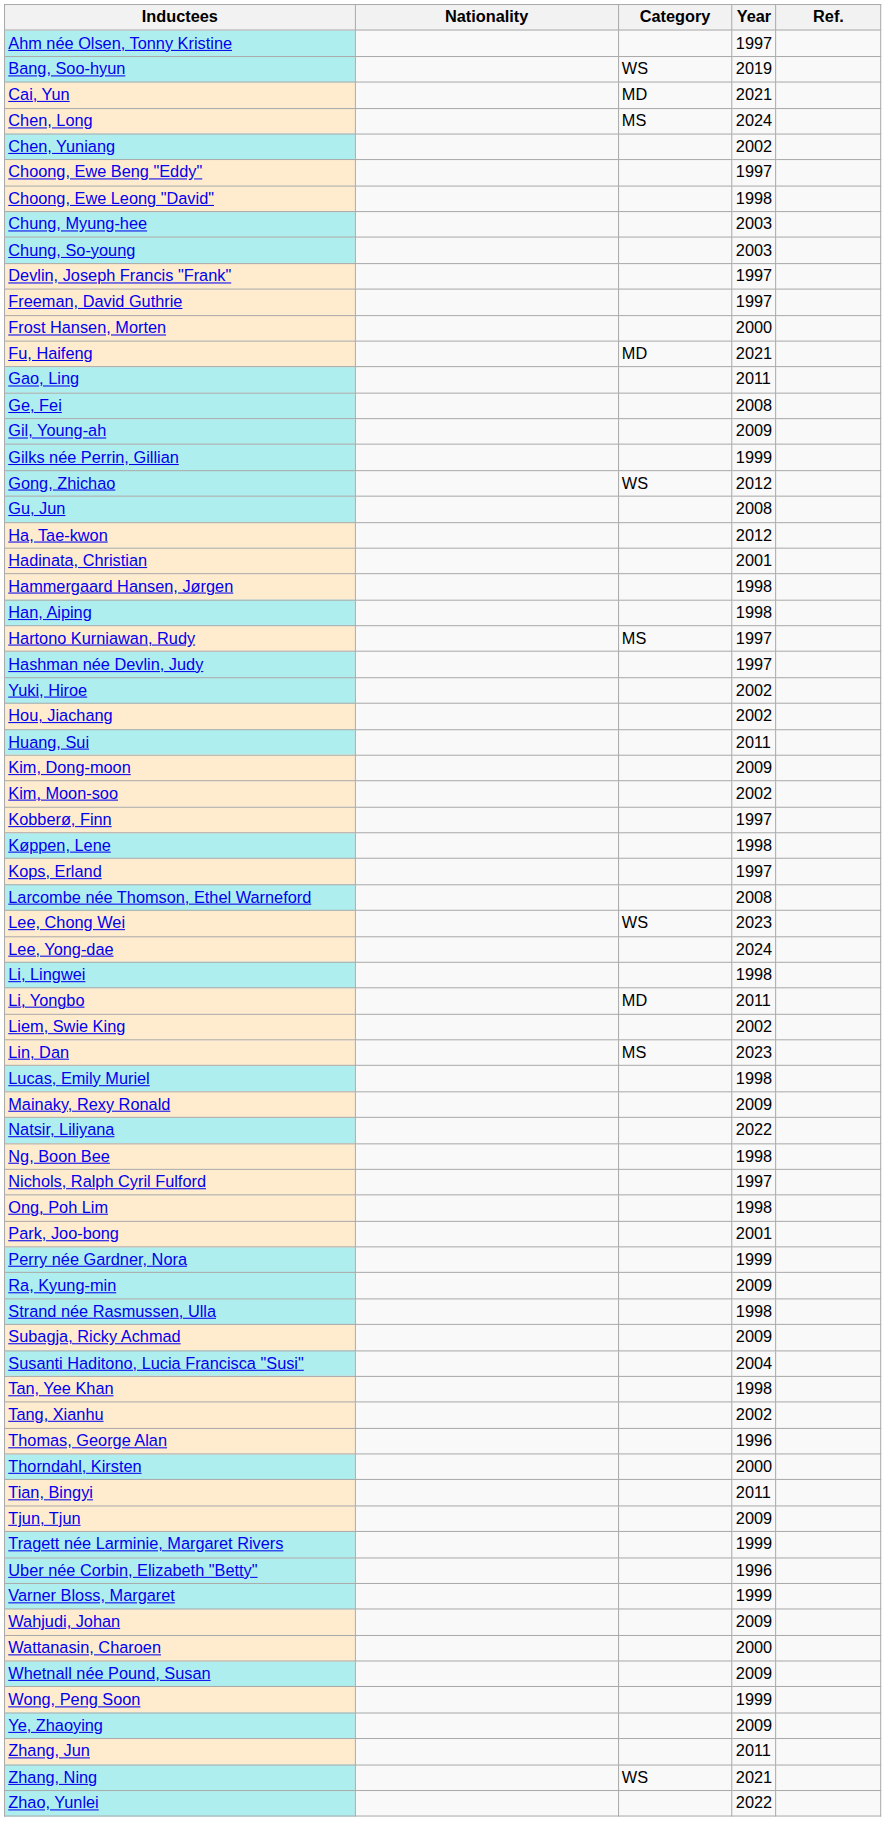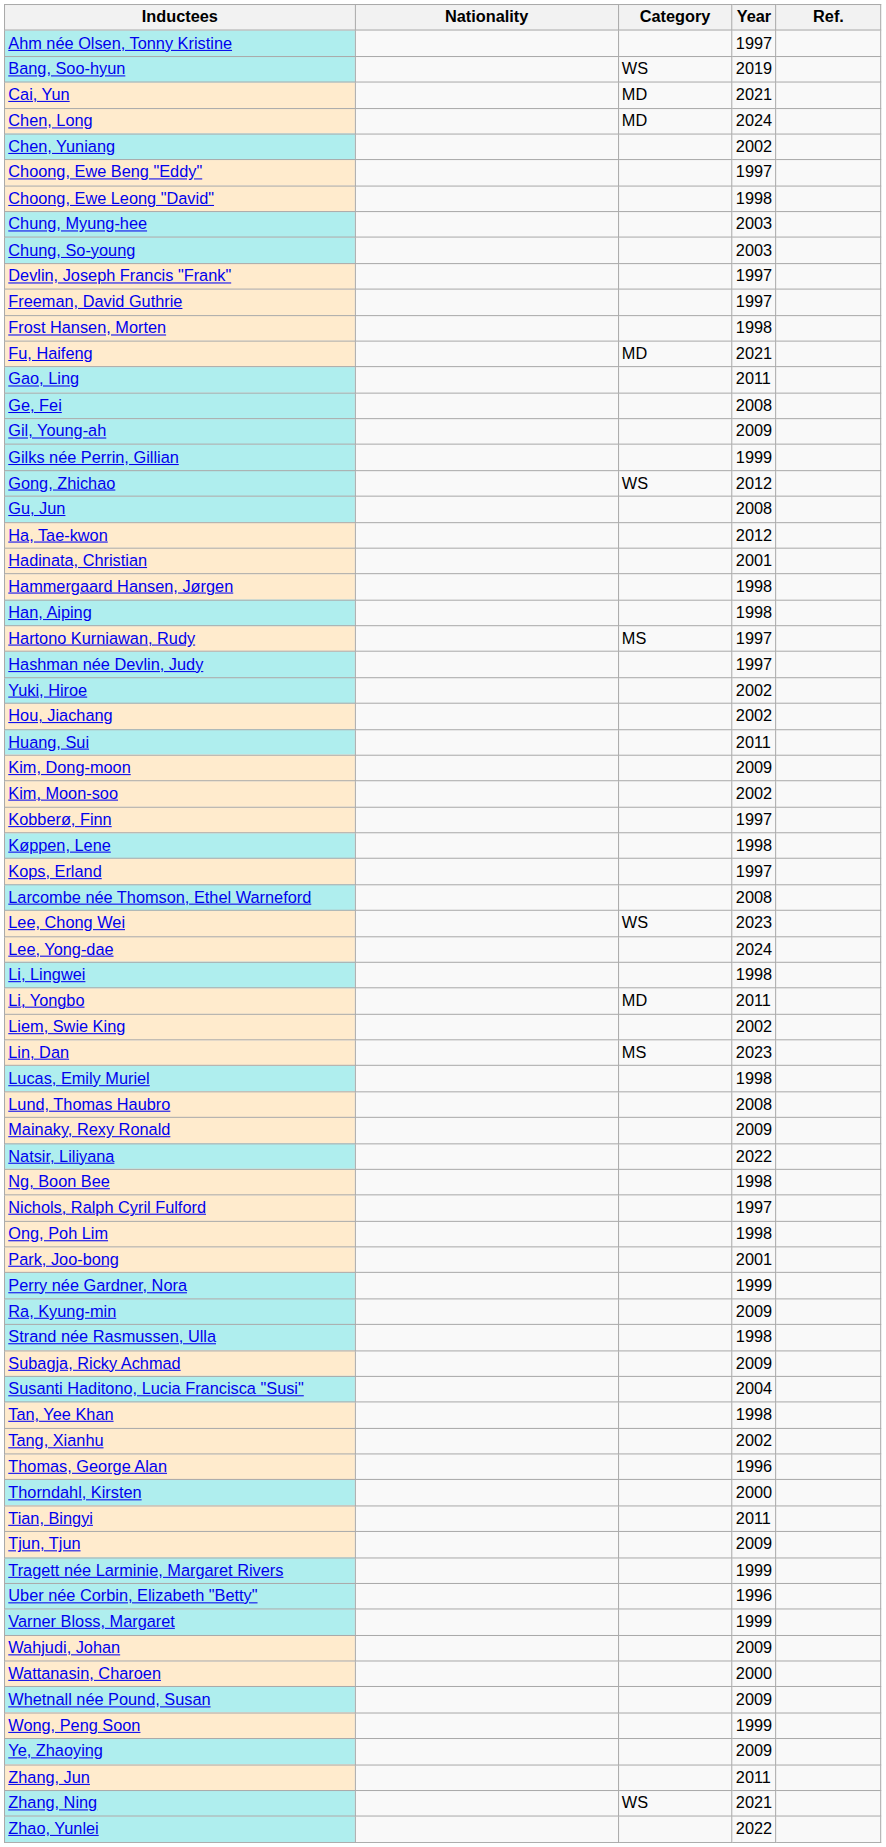(634, 120) MS -> (635, 120) MD
(754, 328) 2000 -> (754, 328) 1998
+ row: (89, 1104)
